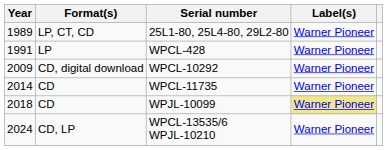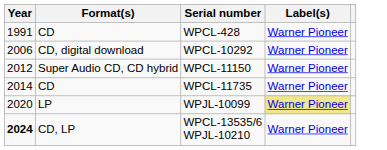- row: (219, 31)
(45, 50) LP -> (46, 31) CD
(20, 68) 2009 -> (20, 50) 2006
+ row: (217, 68)
(20, 104) 2018 -> (20, 104) 2020
(46, 104) CD -> (45, 104) LP
(20, 129) normal -> (20, 129) bold
